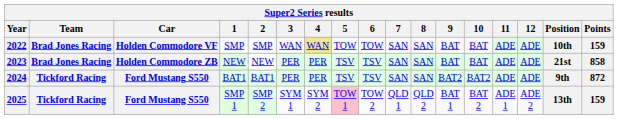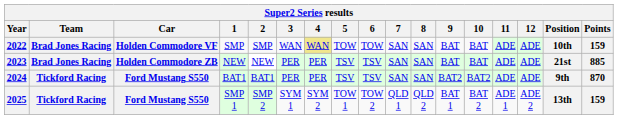(597, 61) 858 -> (597, 61) 885
(597, 77) 872 -> (597, 77) 870
(345, 100) pink background -> (345, 100) no background
